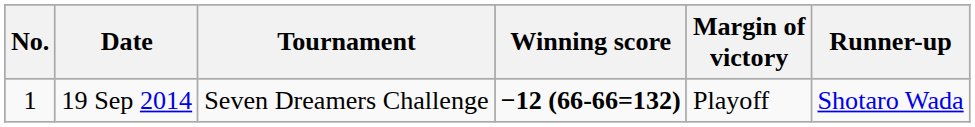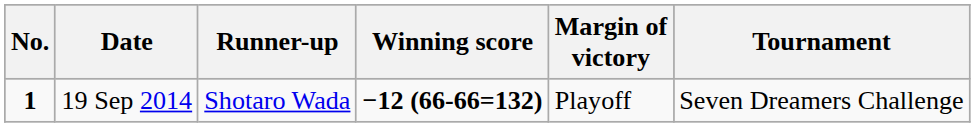columns swapped: (346, 41) <-> (891, 41)
(30, 100) normal -> (30, 100) bold
